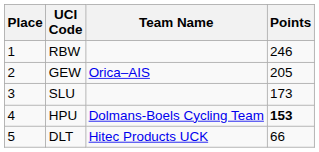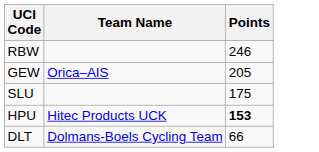- column: (25, 22)
(281, 94) 173 -> (240, 94) 175
(176, 115) Dolmans-Boels Cycling Team -> (107, 115) Hitec Products UCK
(148, 136) Hitec Products UCK -> (135, 136) Dolmans-Boels Cycling Team
